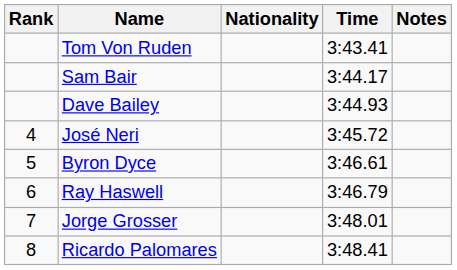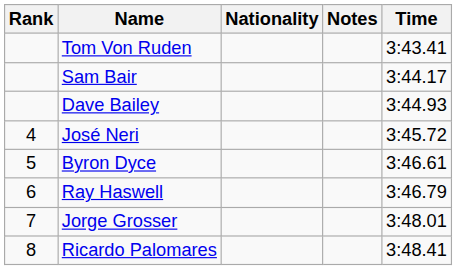columns swapped: (357, 18) <-> (422, 18)
